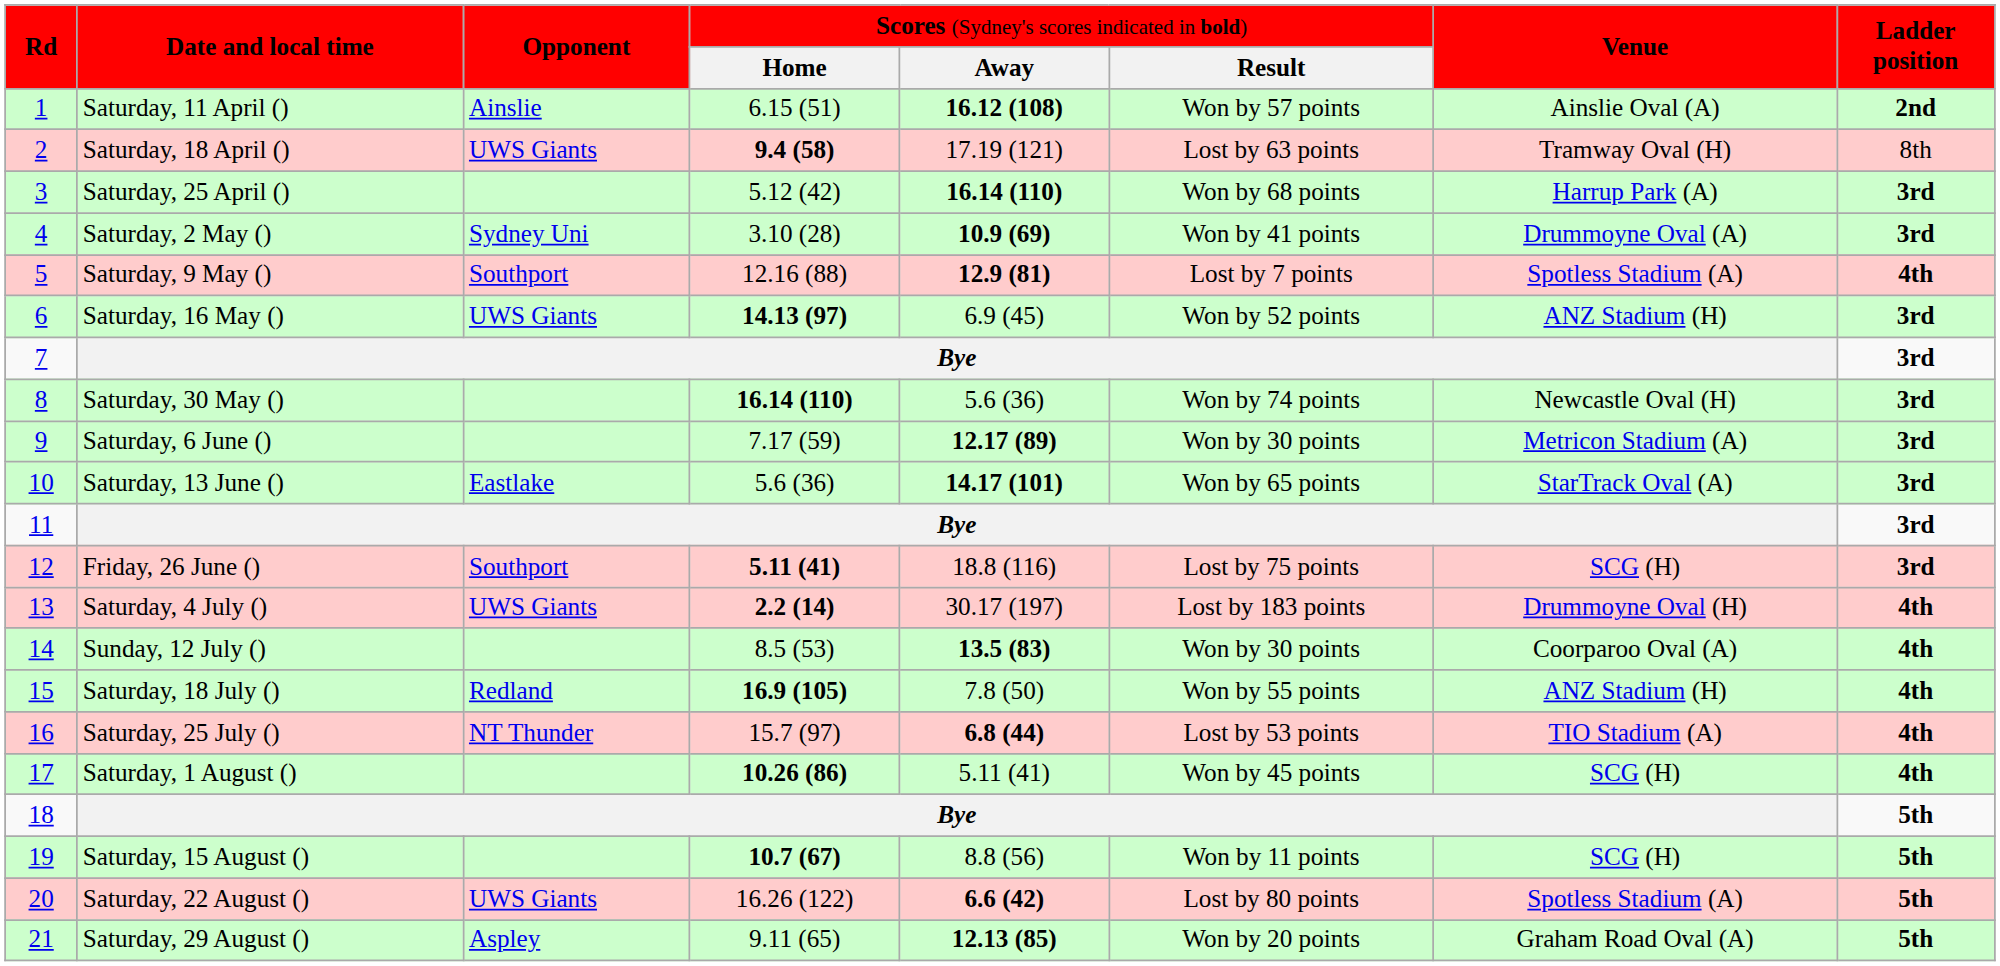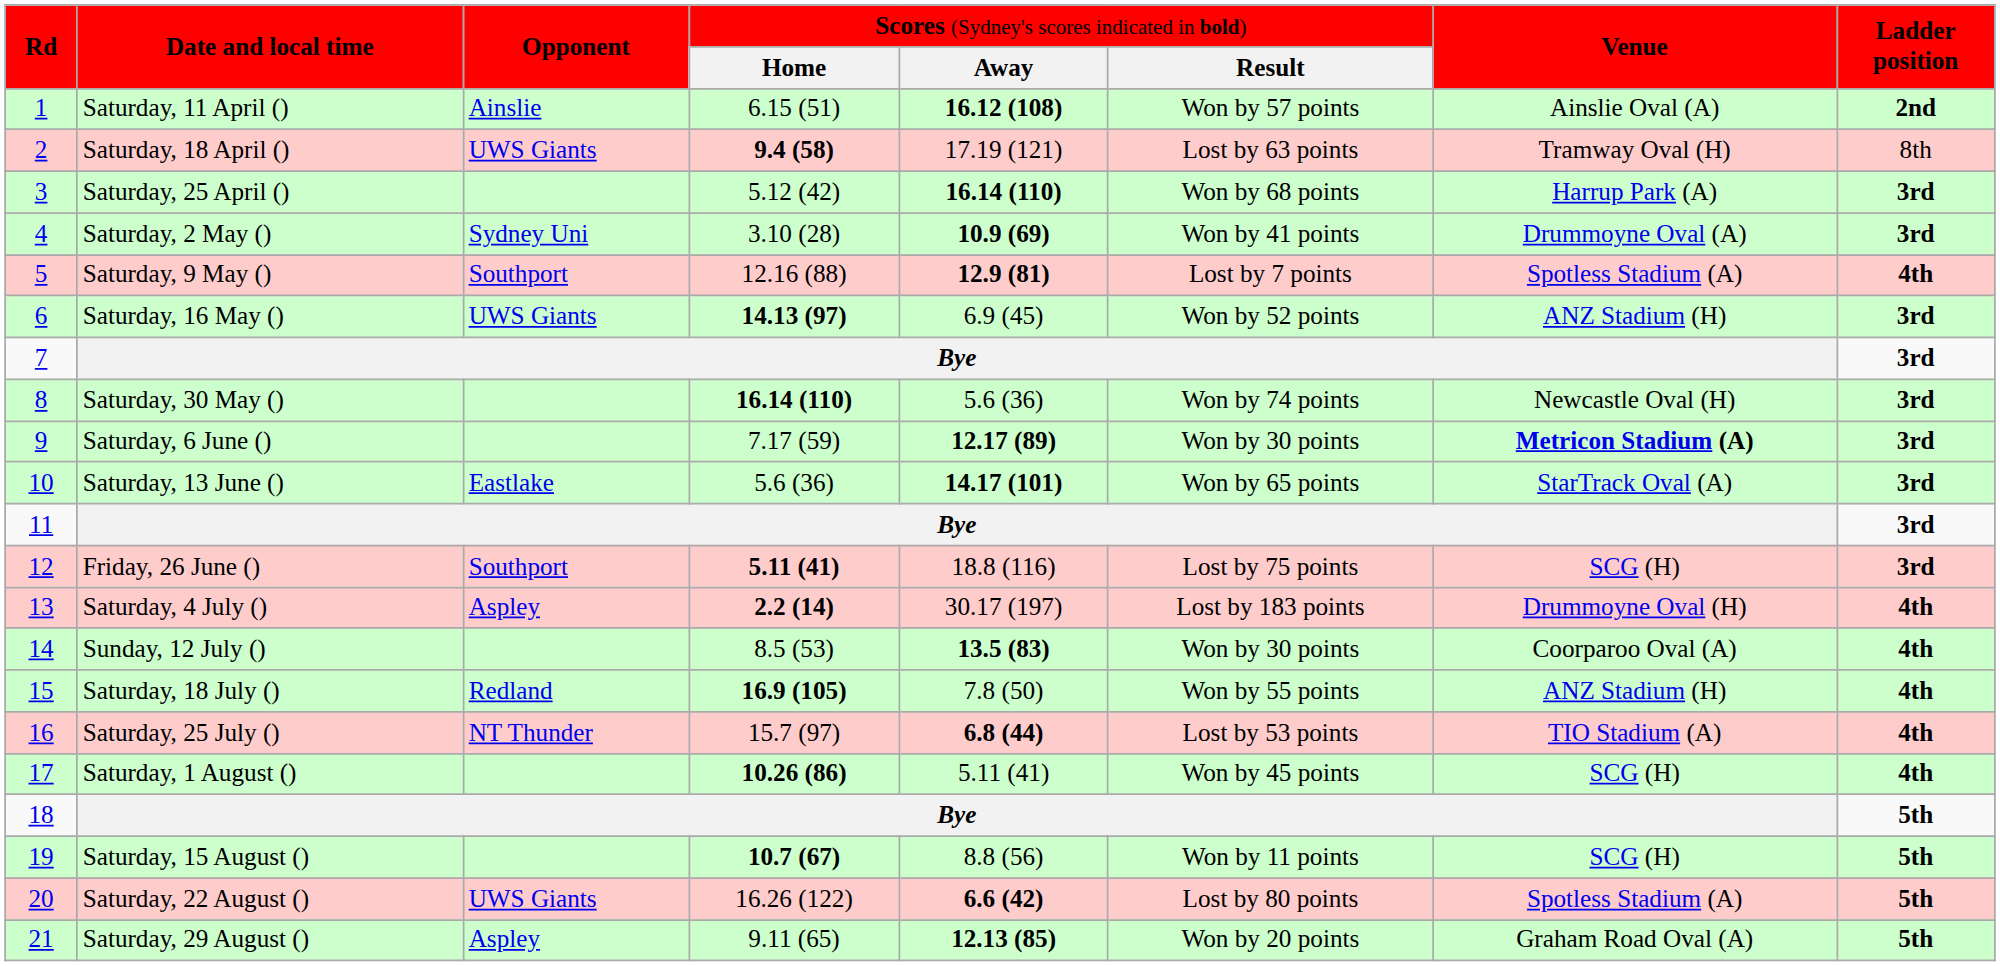(1635, 441) normal -> (1635, 441) bold
(533, 607) UWS Giants -> (504, 607) Aspley
